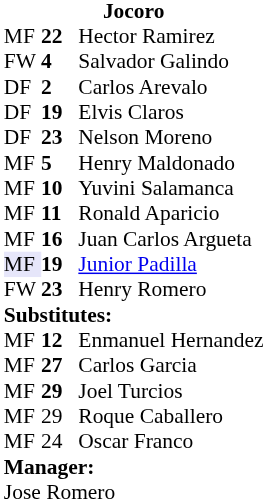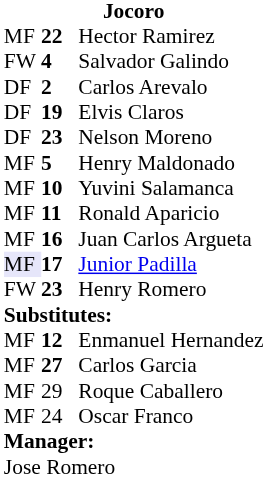(52, 263) 19 -> (52, 263) 17
- row: (130, 390)
